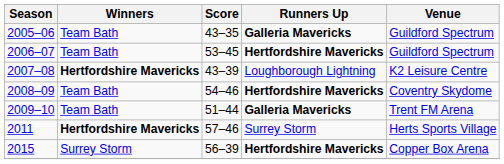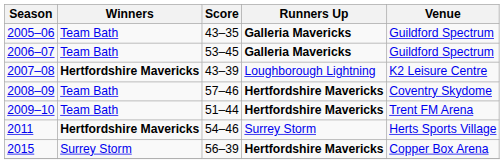(314, 52) Hertfordshire Mavericks -> (298, 52) Galleria Mavericks
(222, 91) 54–46 -> (222, 91) 57–46
(298, 110) Galleria Mavericks -> (314, 110) Hertfordshire Mavericks
(222, 129) 57–46 -> (222, 129) 54–46
